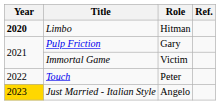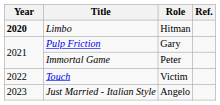(174, 60) Victim -> (171, 60) Peter
(171, 76) Peter -> (174, 76) Victim
(17, 92) gold background -> (17, 92) no background
